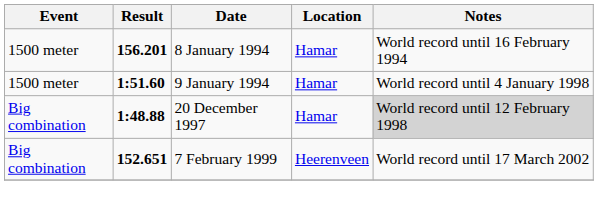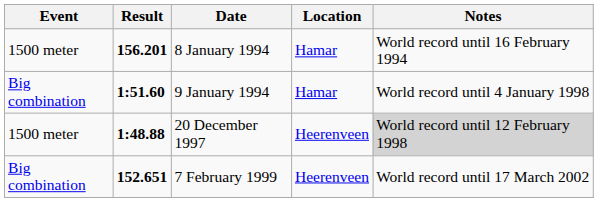(43, 83) 1500 meter -> (47, 92) Big combination
(47, 116) Big combination -> (43, 134) 1500 meter
(316, 116) Hamar -> (332, 134) Heerenveen
